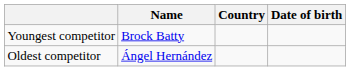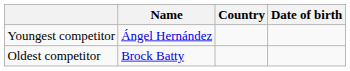(153, 35) Brock Batty -> (167, 35) Ángel Hernández
(167, 55) Ángel Hernández -> (153, 55) Brock Batty
